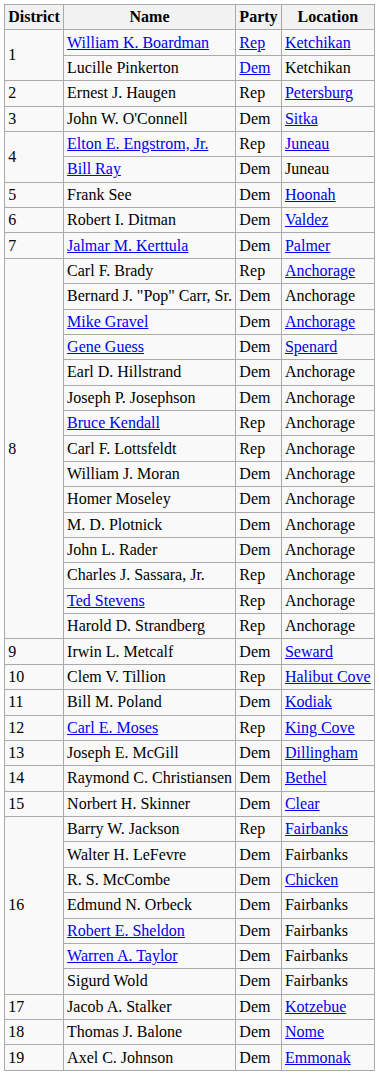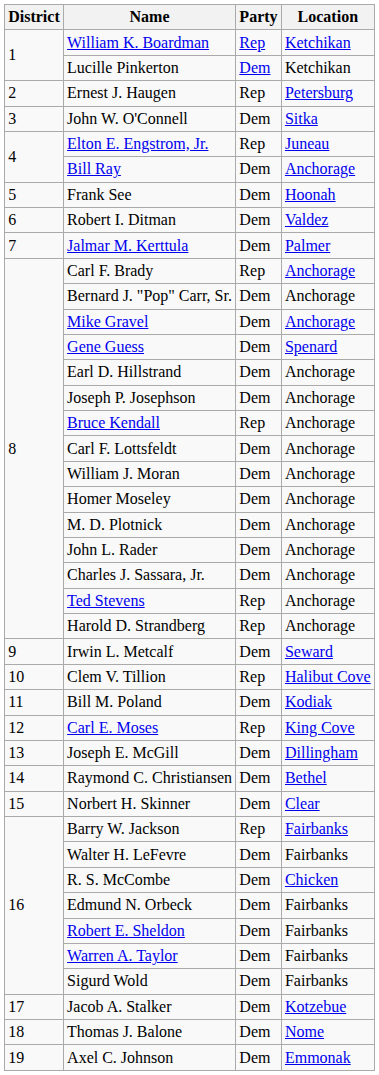(307, 169) Juneau -> (320, 169) Anchorage
(252, 448) Rep -> (255, 448) Dem
(252, 575) Rep -> (255, 575) Dem
